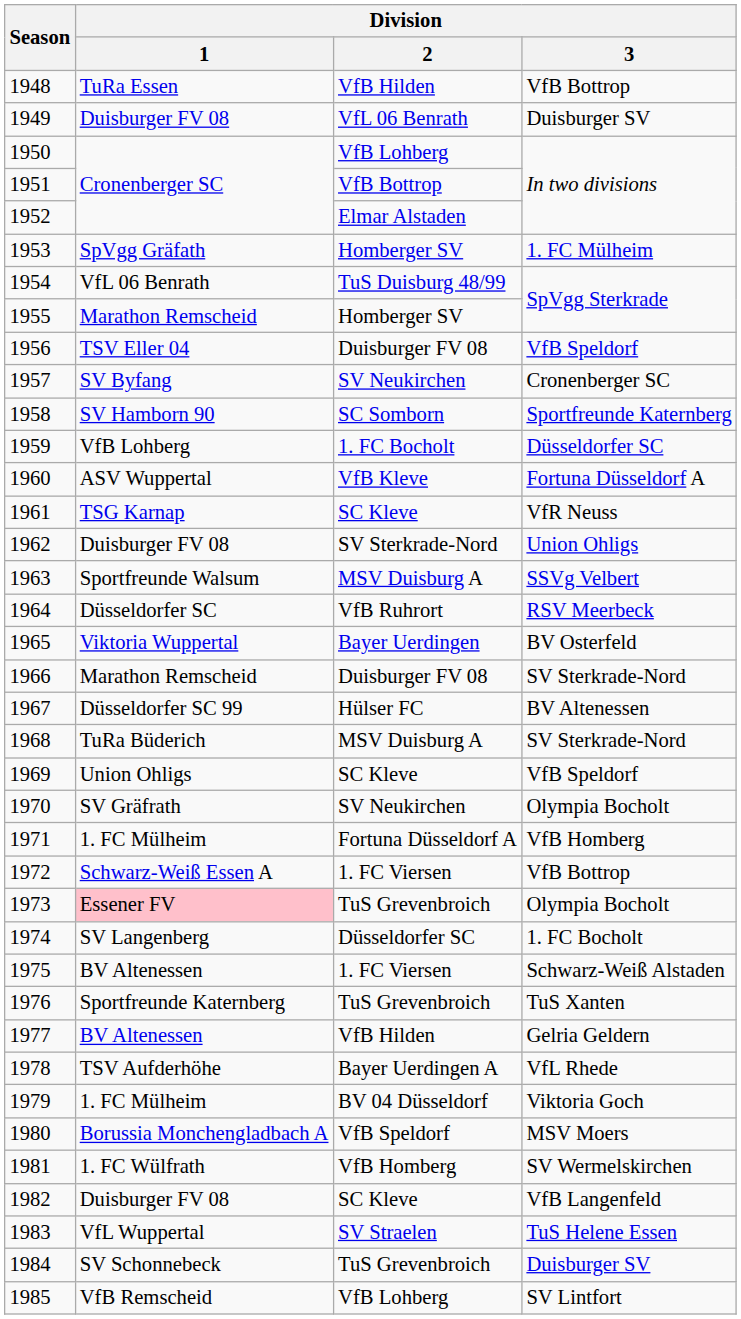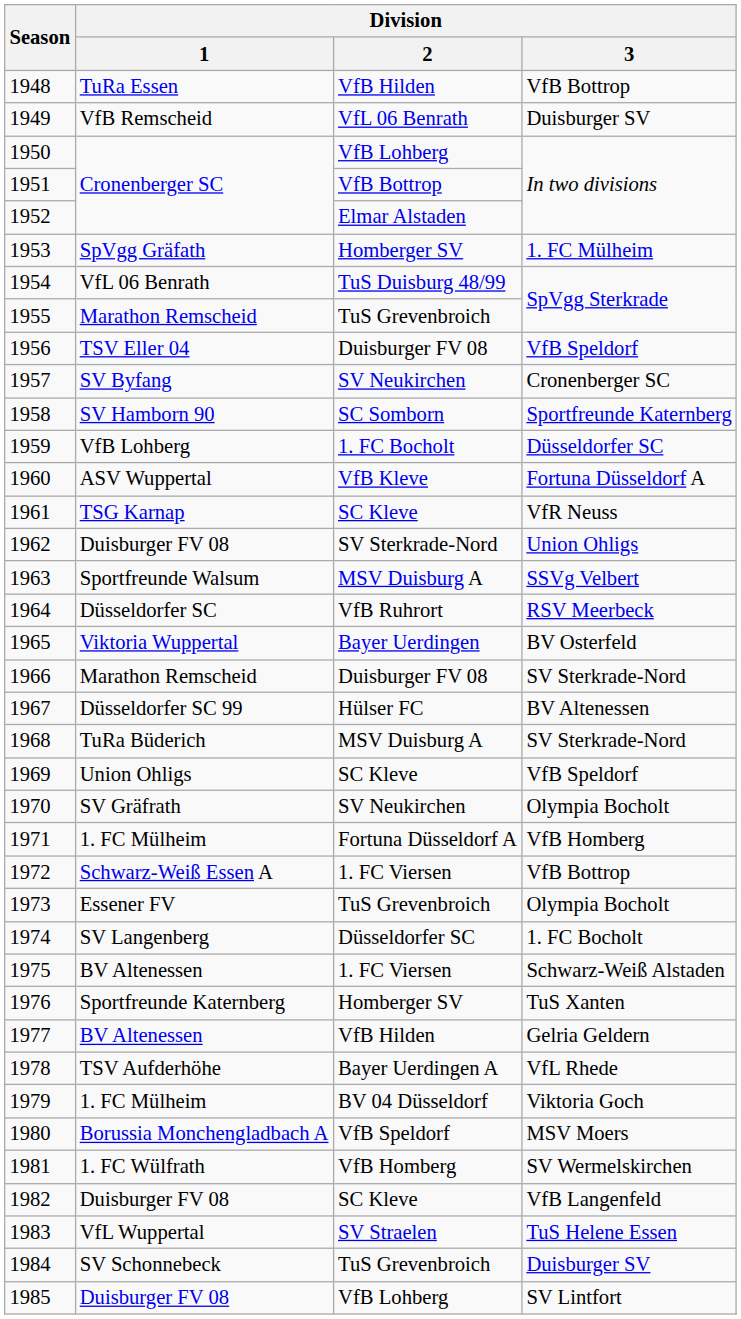(154, 119) Duisburger FV 08 -> (146, 119) VfB Remscheid
(401, 315) Homberger SV -> (414, 315) TuS Grevenbroich
(128, 904) pink background -> (128, 904) no background
(414, 1002) TuS Grevenbroich -> (401, 1002) Homberger SV
(146, 1297) VfB Remscheid -> (154, 1297) Duisburger FV 08
